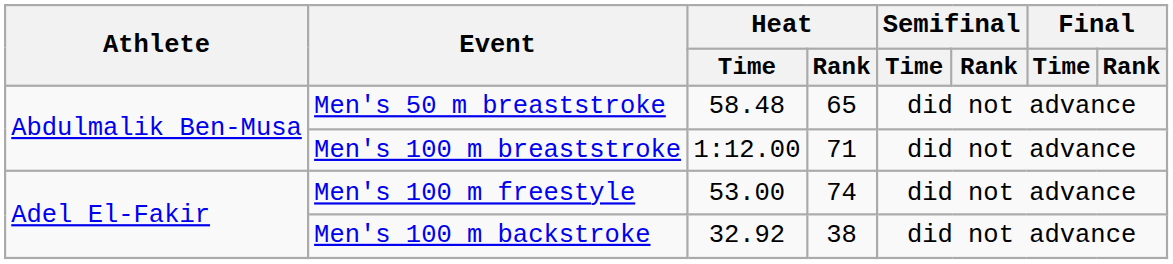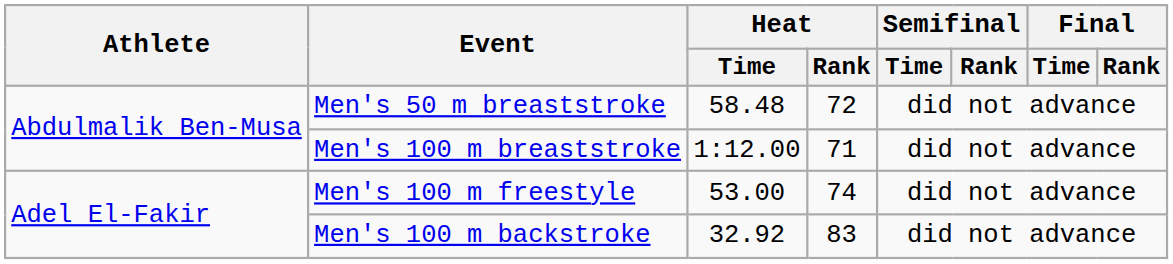(842, 107) 65 -> (842, 107) 72
(842, 236) 38 -> (842, 236) 83
